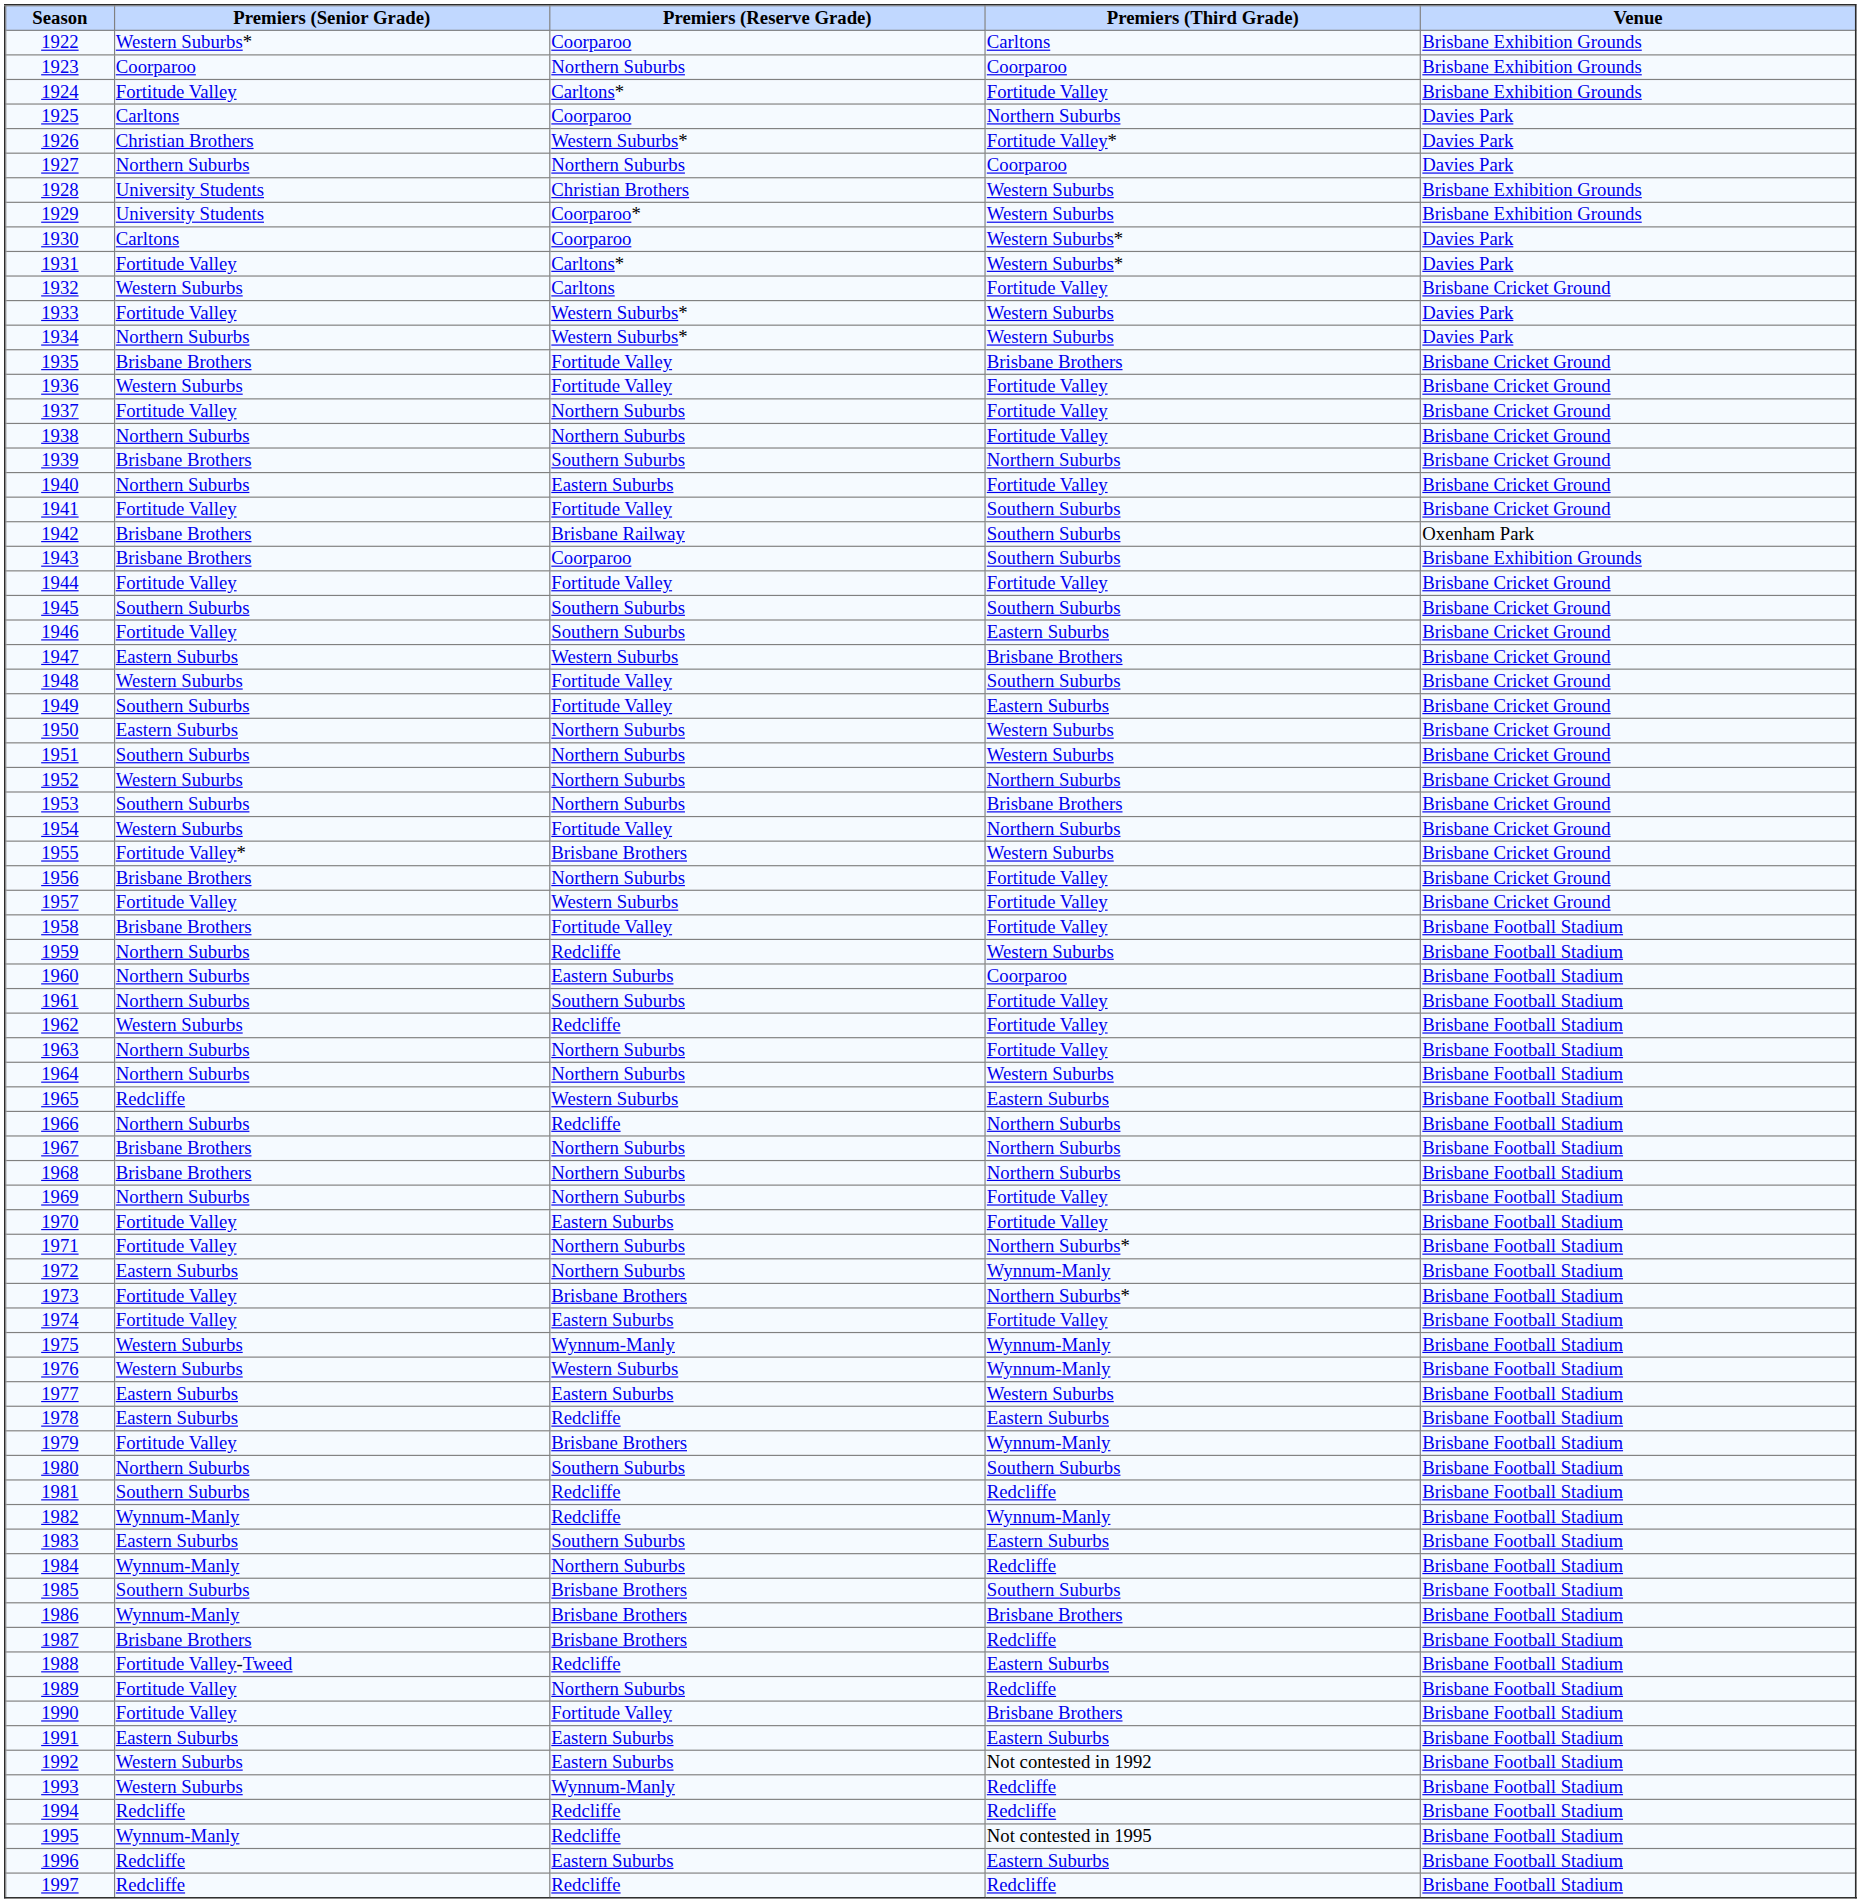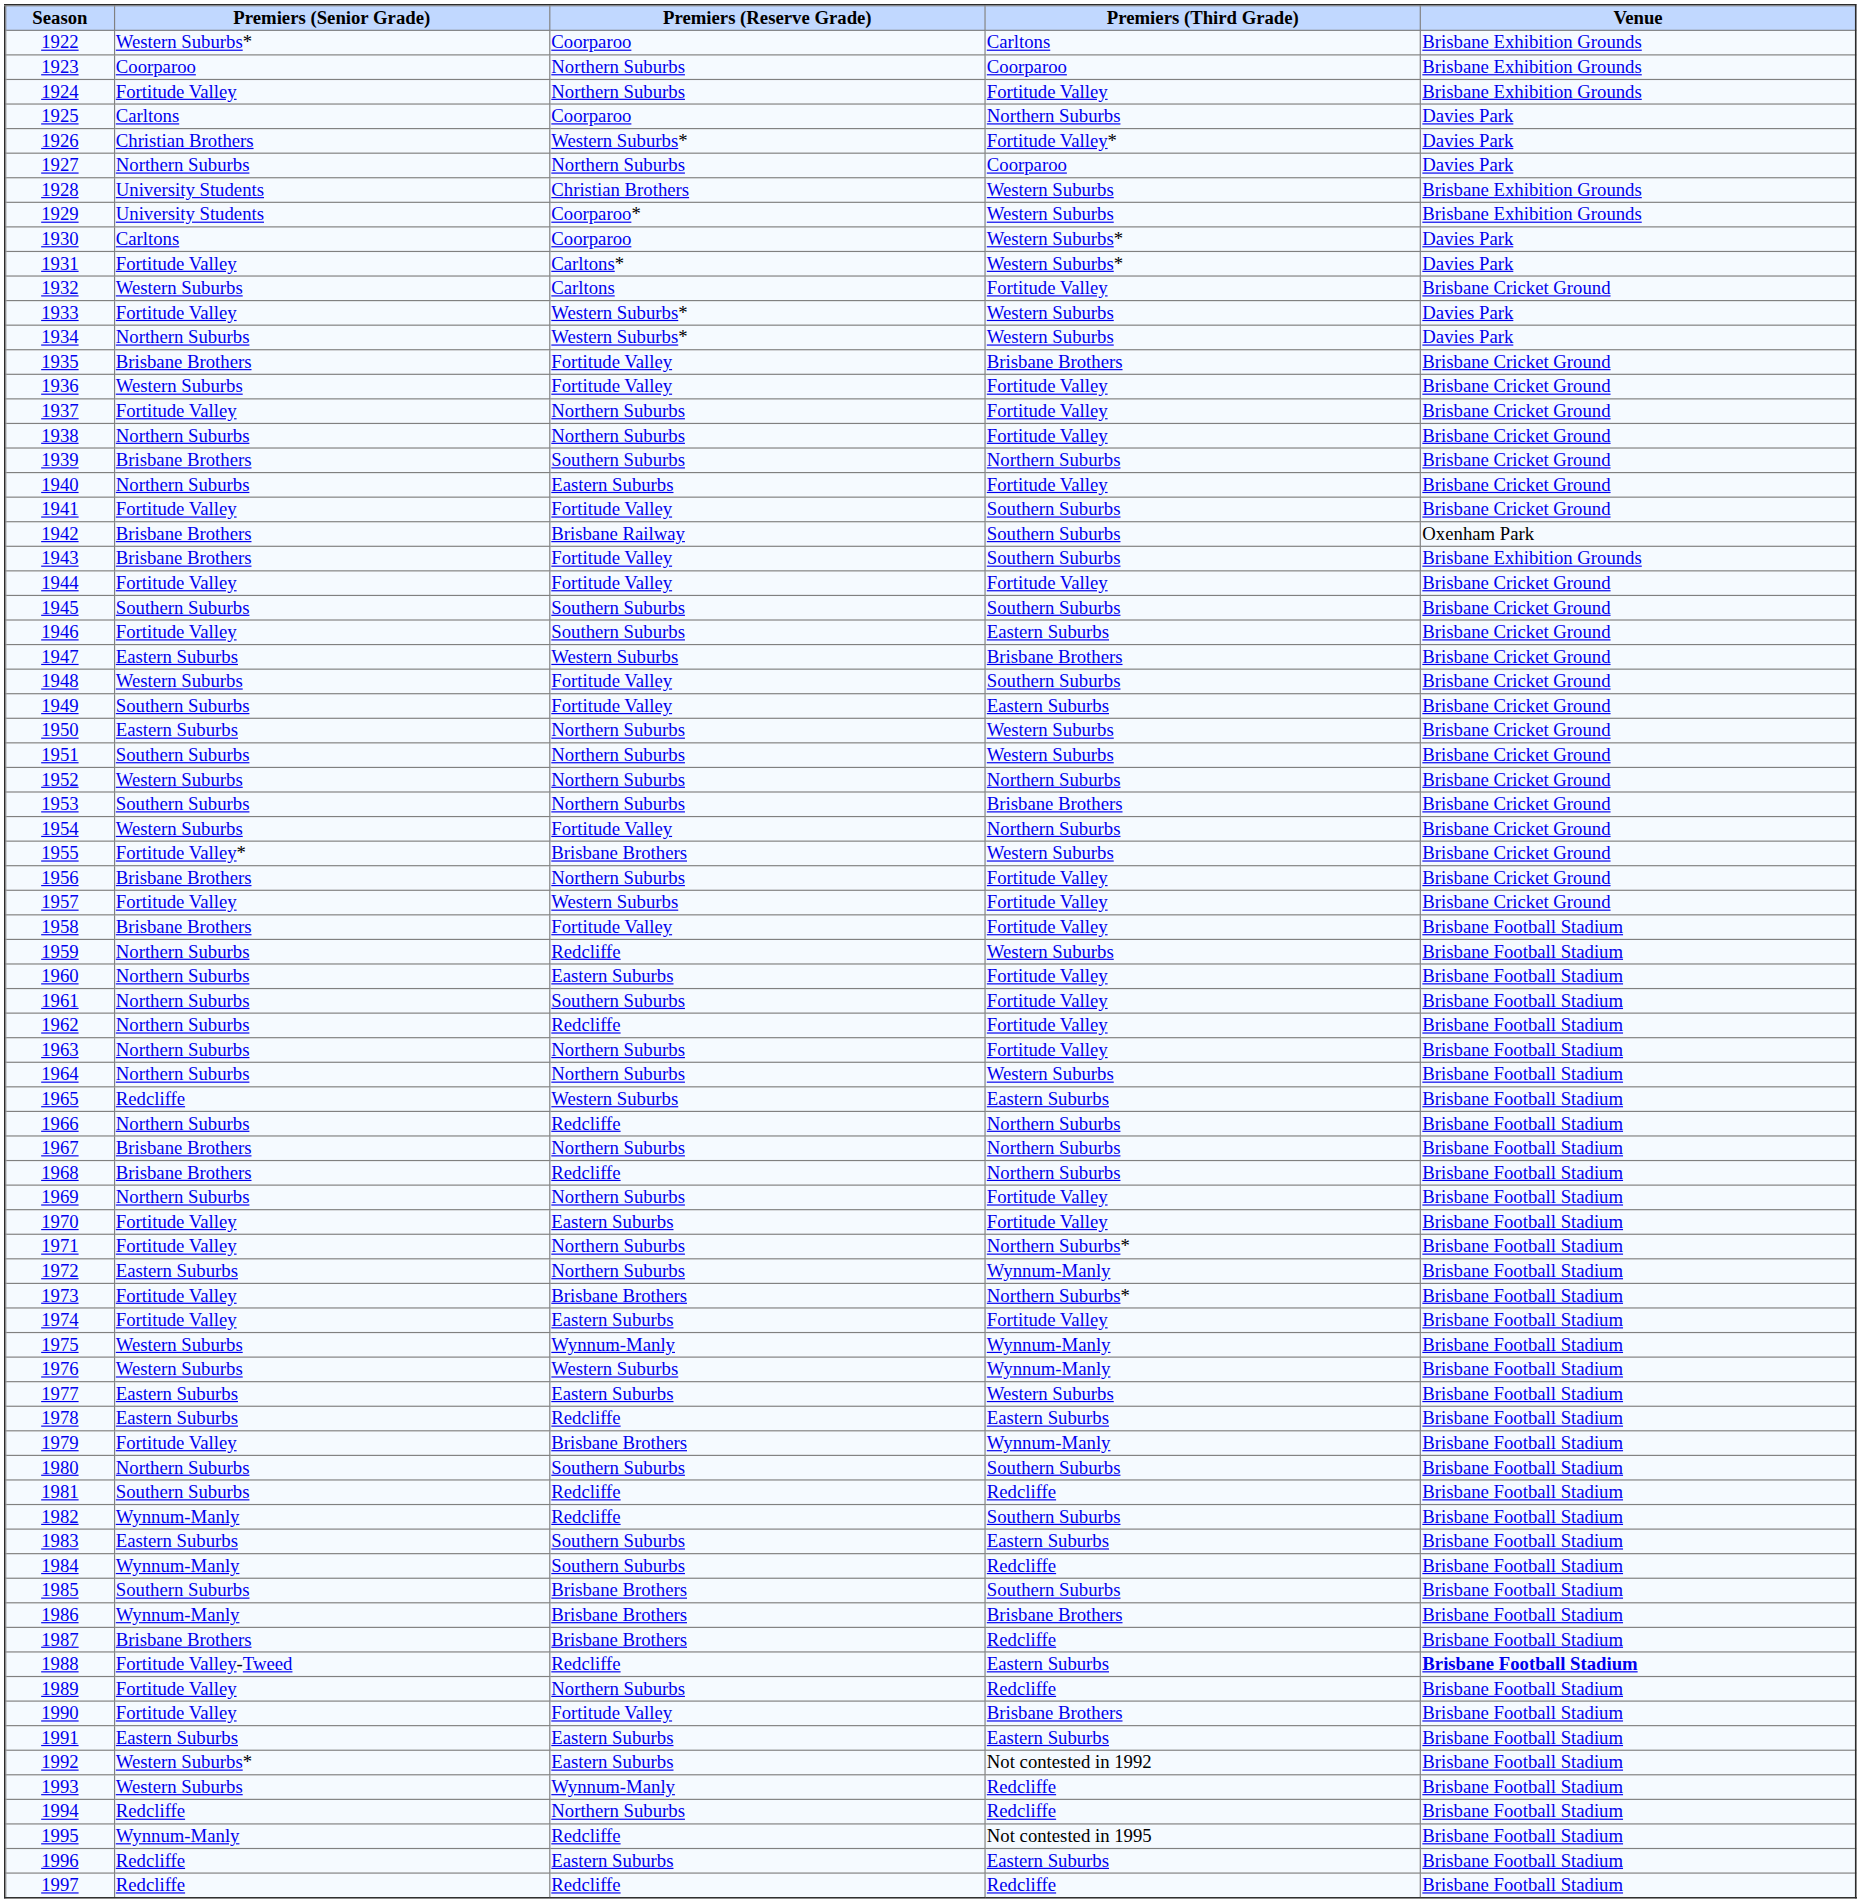(588, 91) Carltons* -> (618, 91) Northern Suburbs
(591, 558) Coorparoo -> (612, 558) Fortitude Valley
(1027, 976) Coorparoo -> (1047, 976) Fortitude Valley
(179, 1025) Western Suburbs -> (183, 1025) Northern Suburbs
(618, 1172) Northern Suburbs -> (586, 1172) Redcliffe
(1049, 1516) Wynnum-Manly -> (1054, 1516) Southern Suburbs
(618, 1565) Northern Suburbs -> (618, 1565) Southern Suburbs
(1523, 1664) normal -> (1530, 1664) bold
(179, 1762) Western Suburbs -> (184, 1762) Western Suburbs*
(586, 1811) Redcliffe -> (618, 1811) Northern Suburbs
